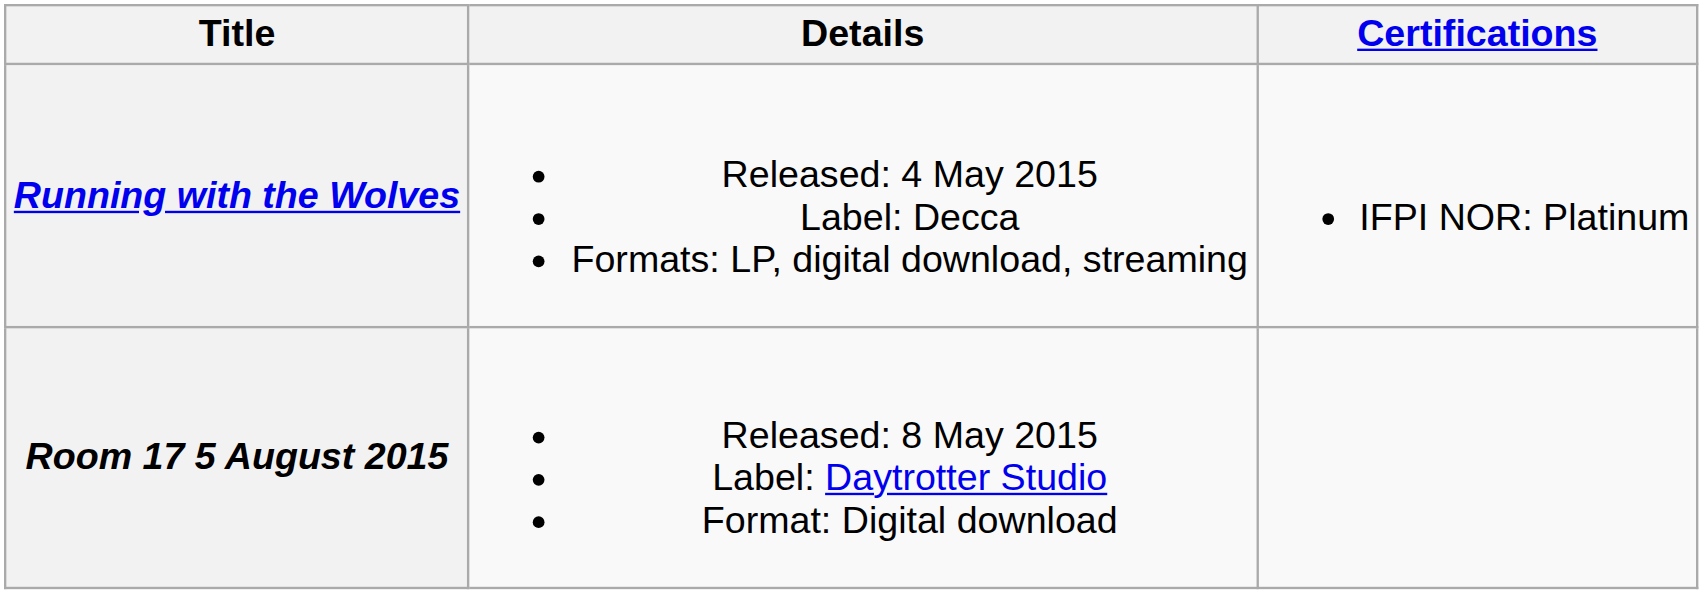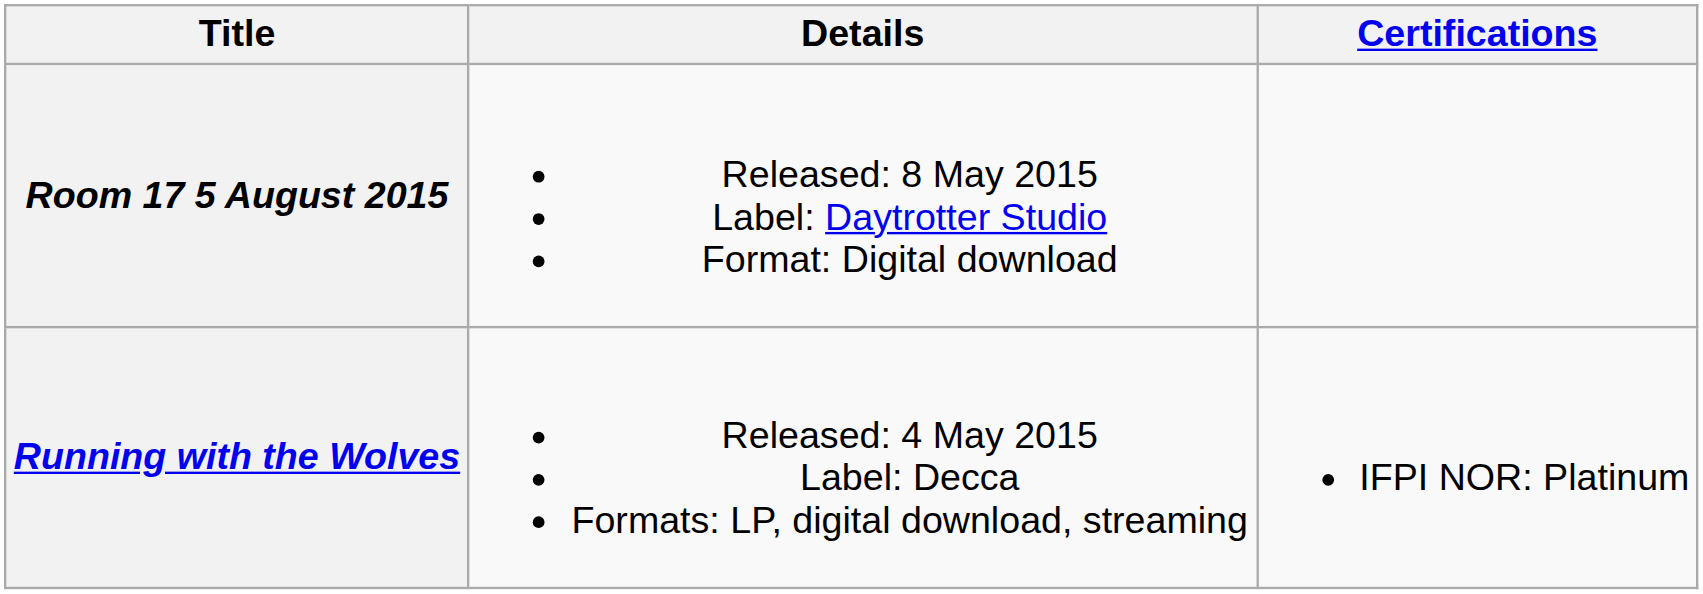rows swapped: (237, 194) <-> (237, 456)
